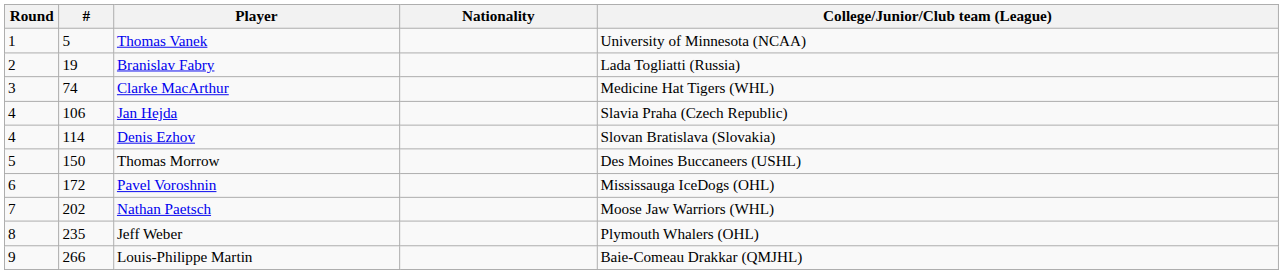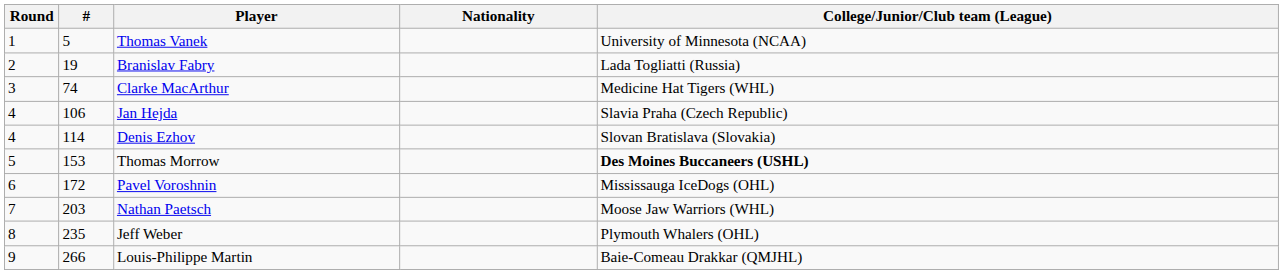(74, 161) 150 -> (74, 161) 153
(701, 161) normal -> (705, 161) bold
(74, 209) 202 -> (74, 209) 203
